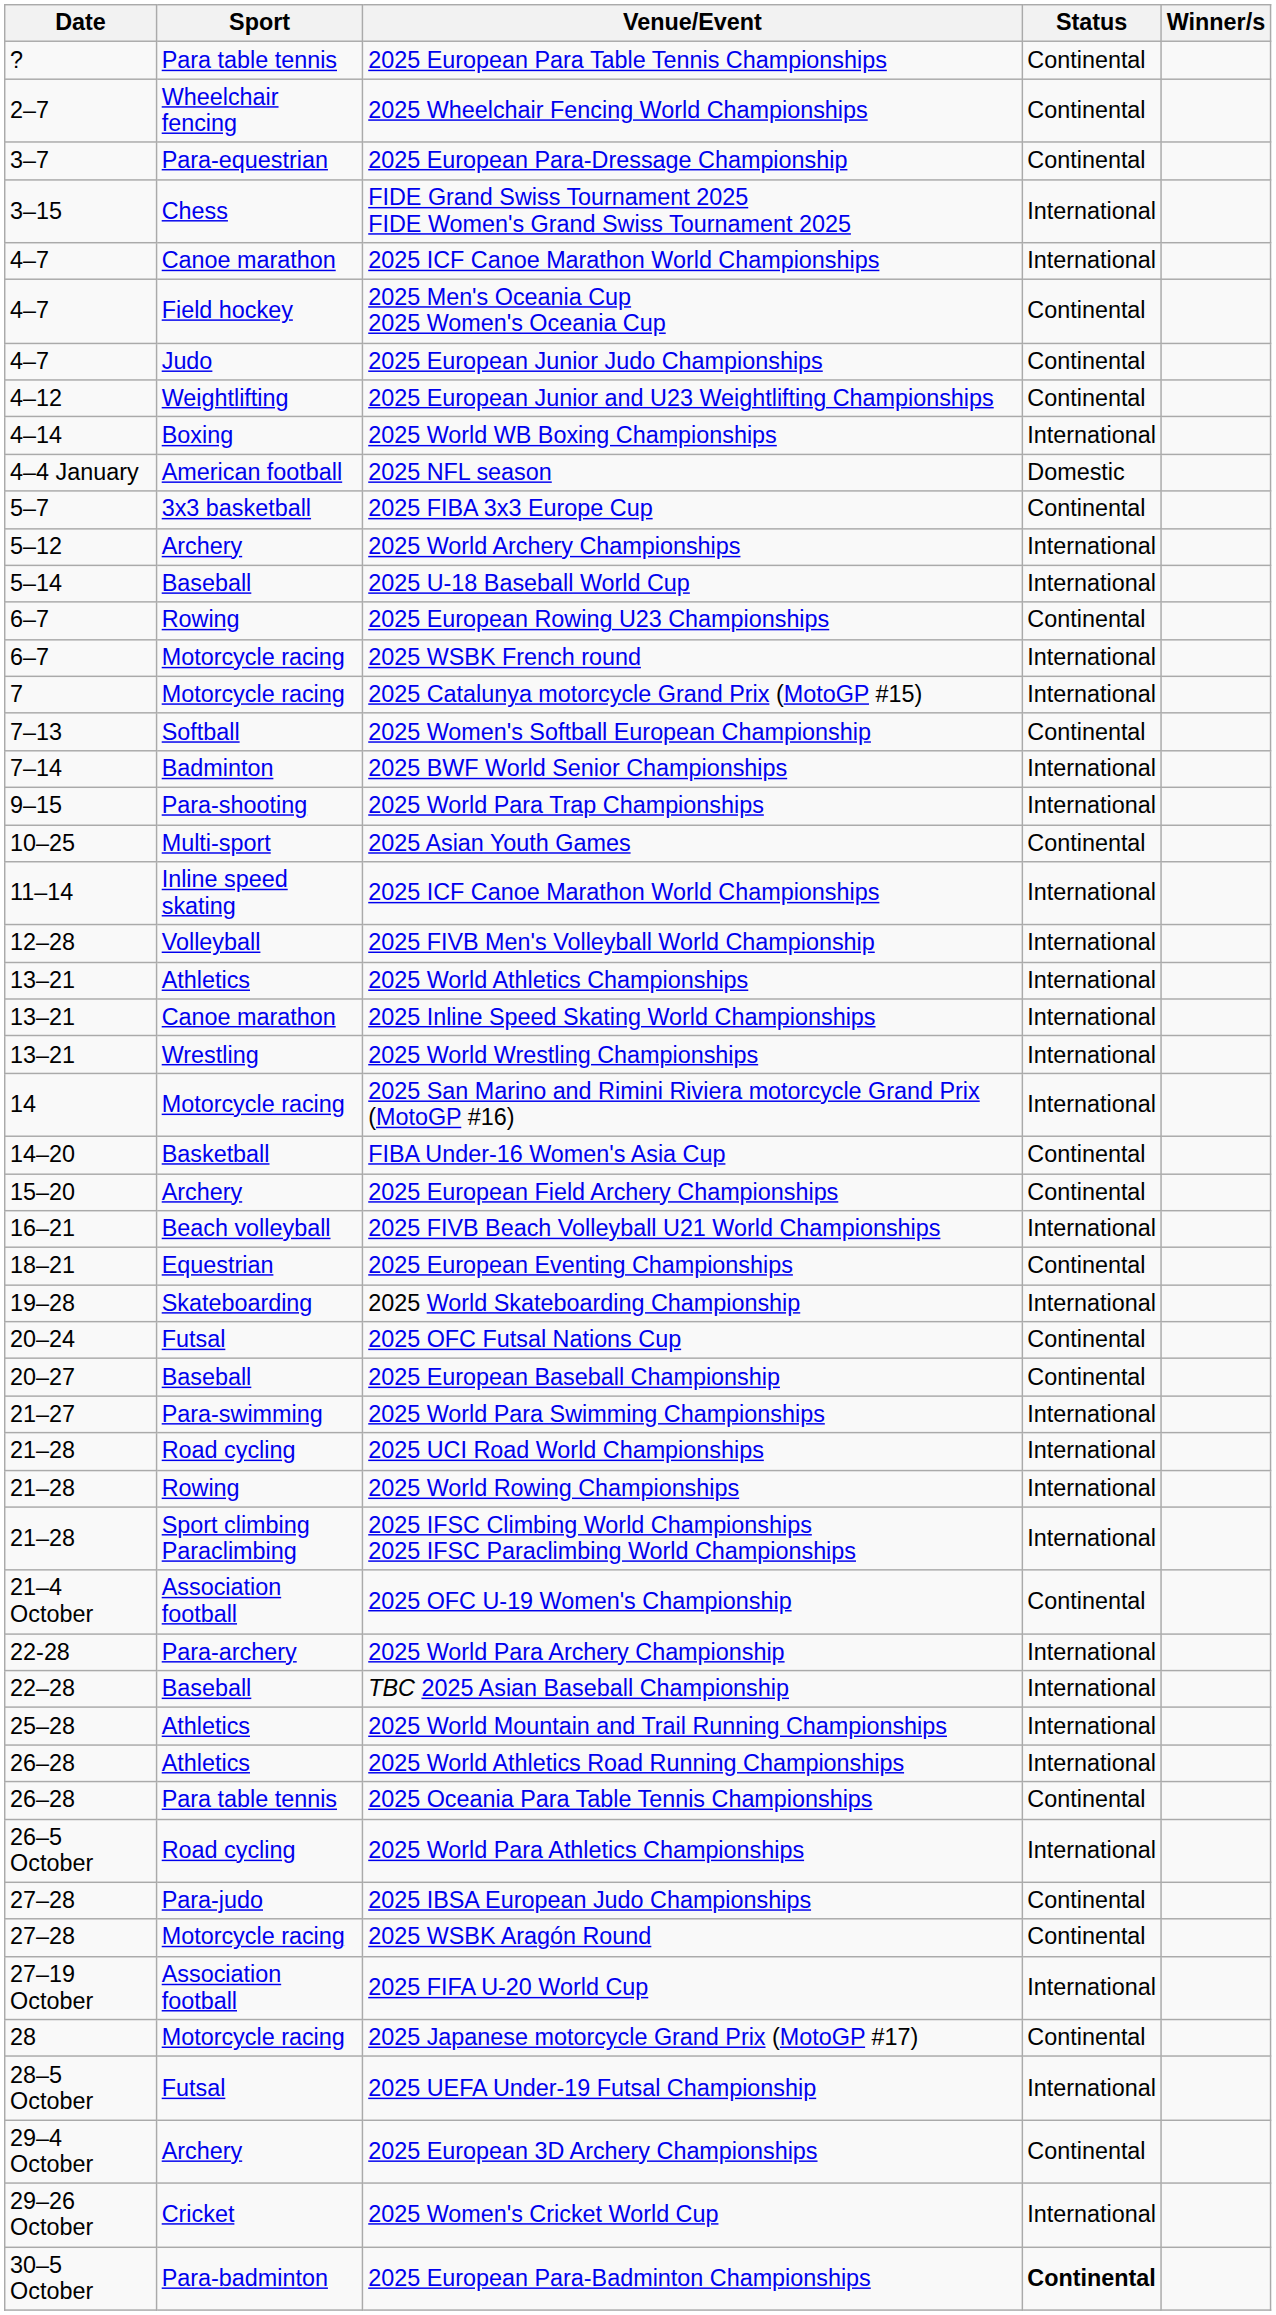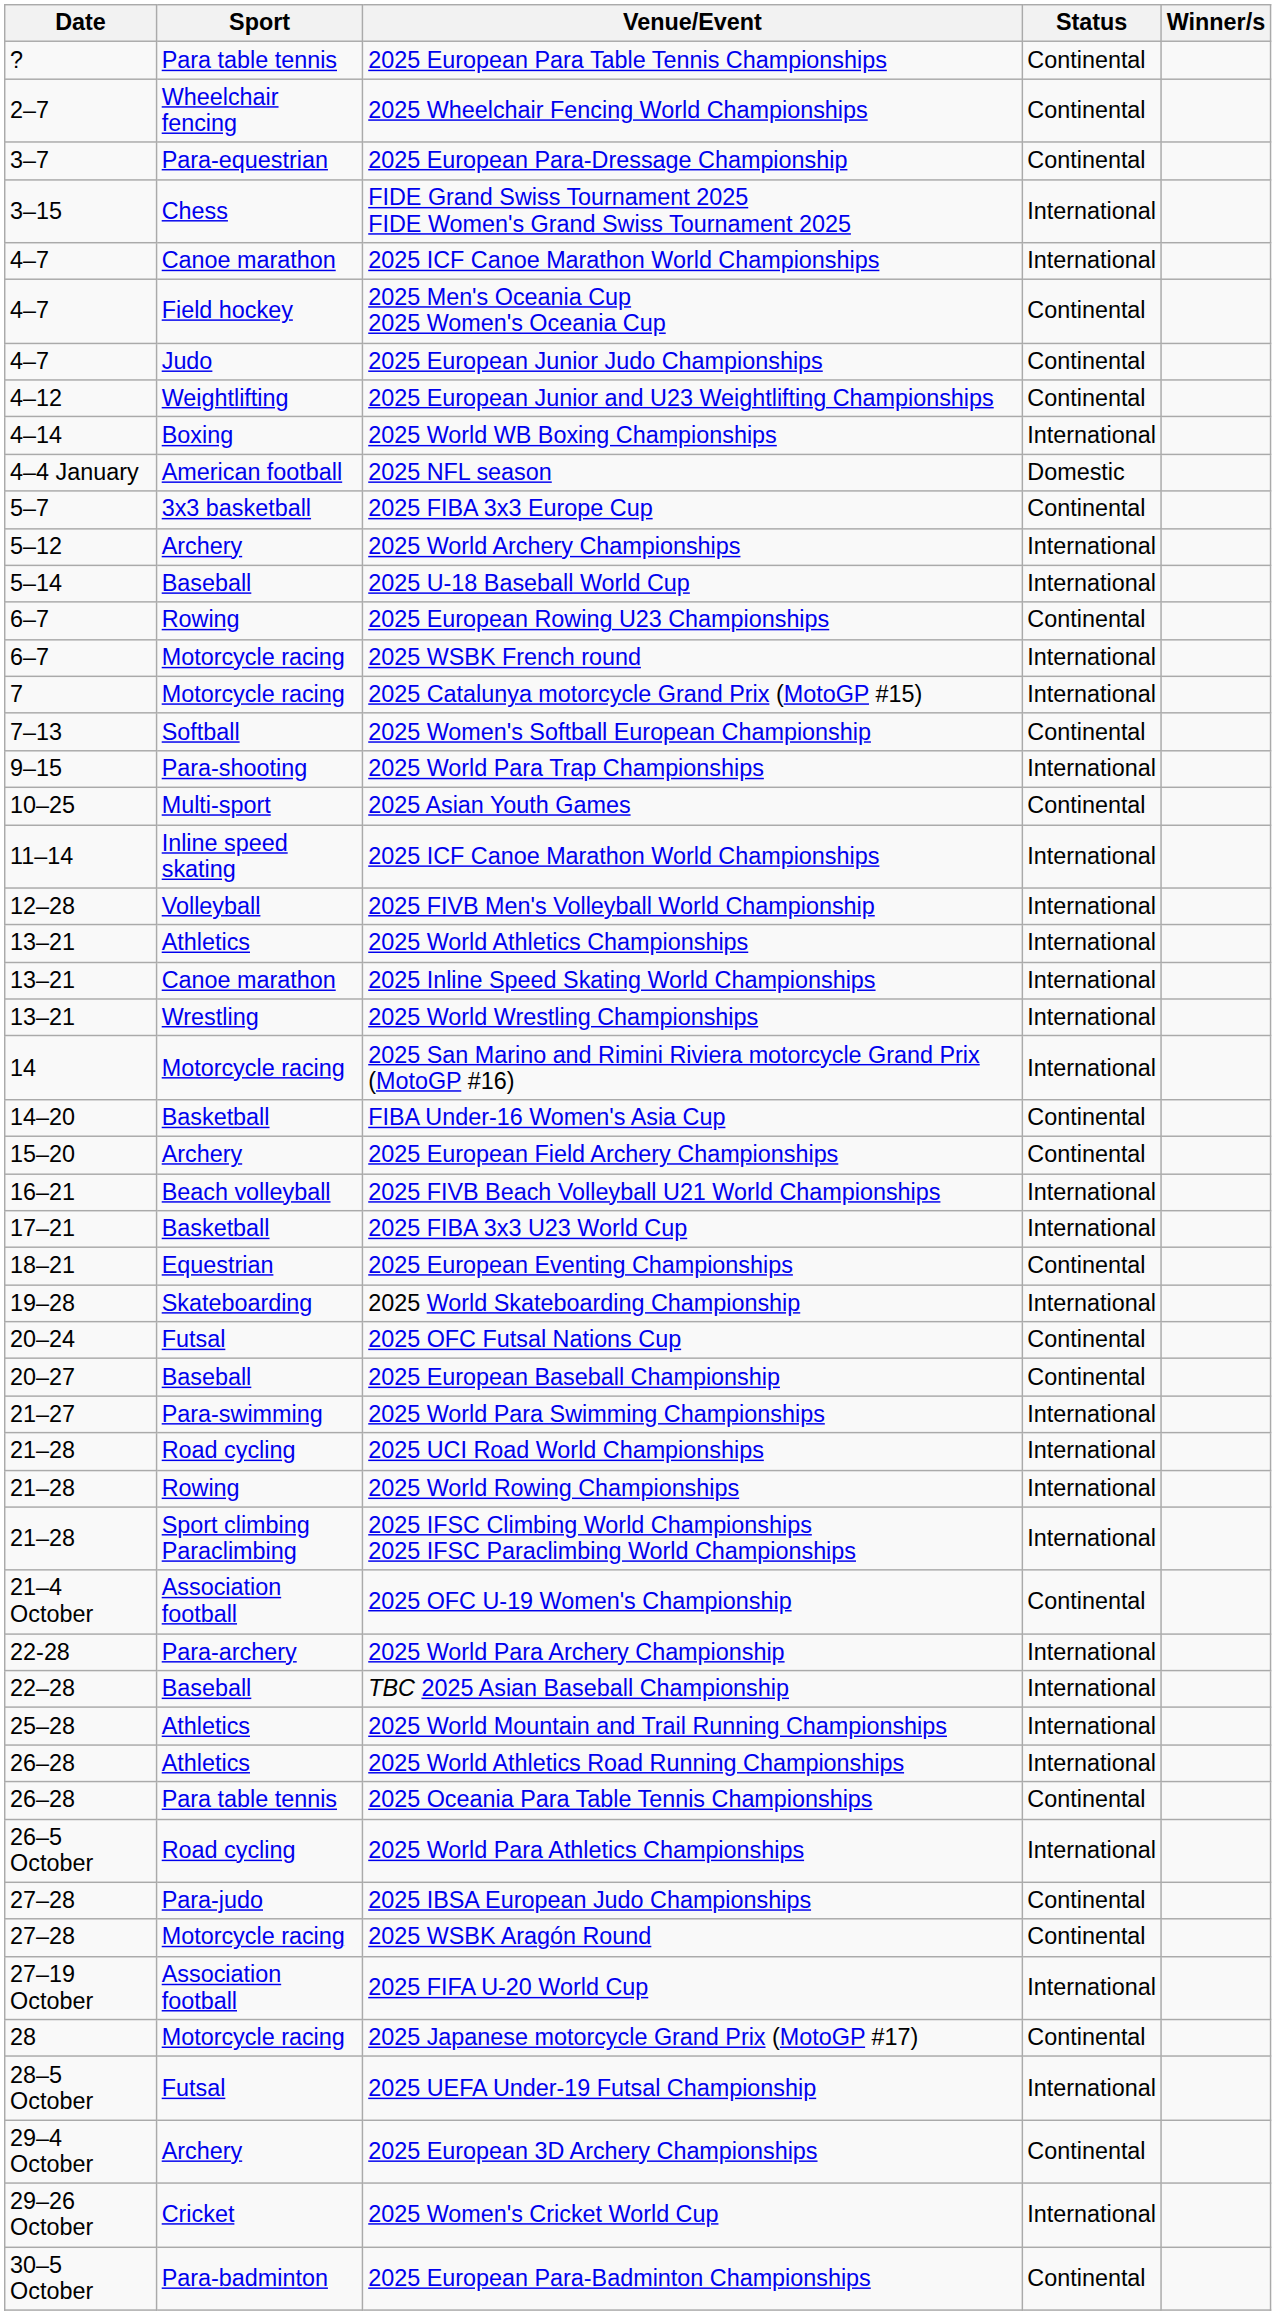- row: (36, 768)
+ row: (43, 1228)
(1092, 2277) bold -> (1086, 2277) normal
